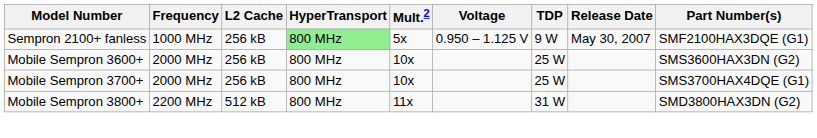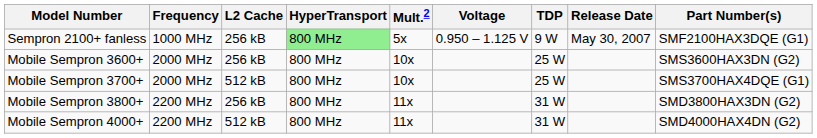(245, 80) 256 kB -> (245, 80) 512 kB
(245, 101) 512 kB -> (245, 101) 256 kB
+ row: (75, 122)
